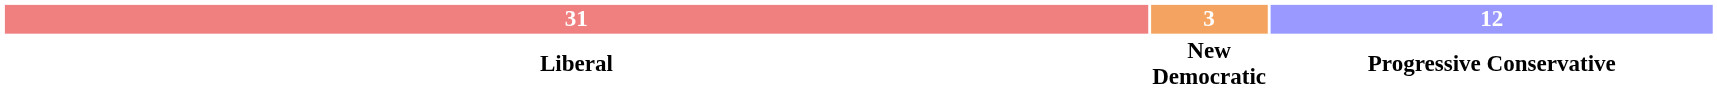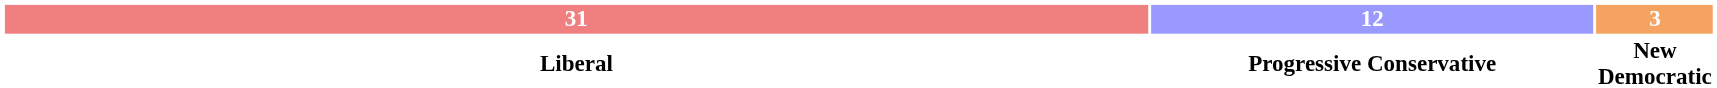columns swapped: (1492, 19) <-> (1209, 19)
